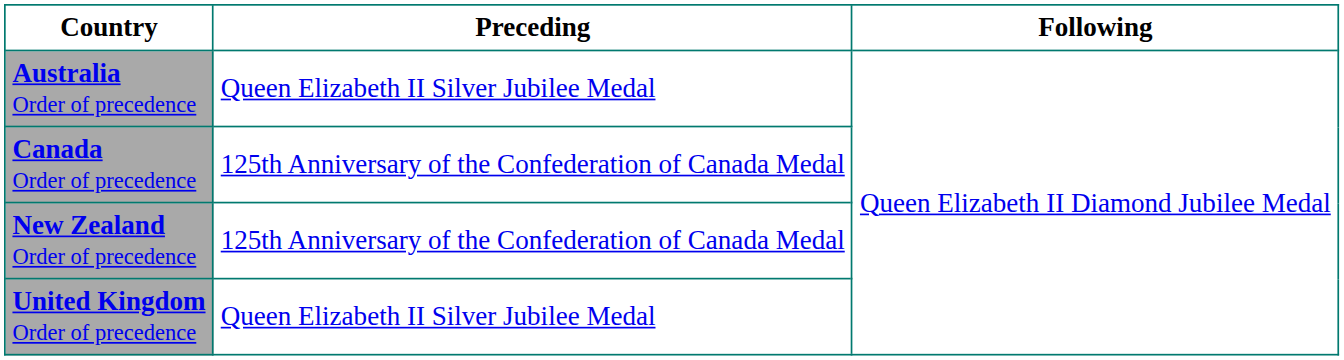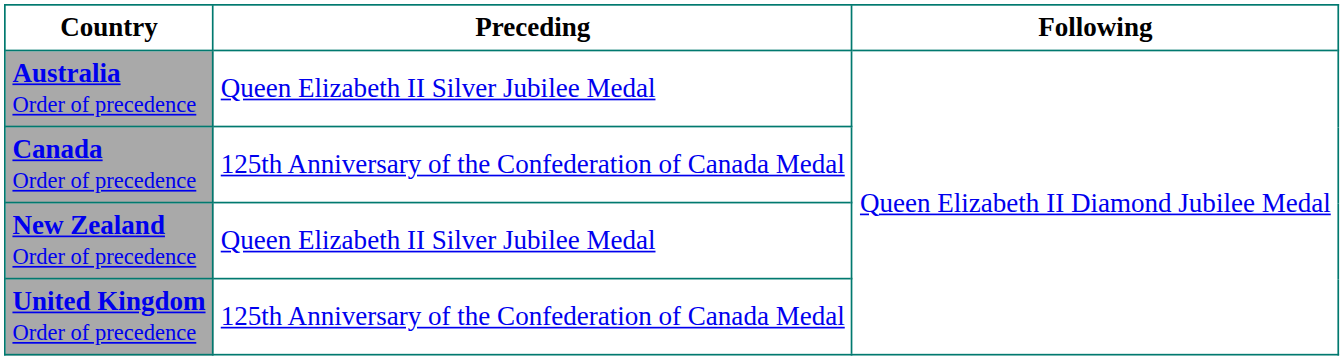(533, 240) 125th Anniversary of the Confederation of Canada Medal -> (438, 240) Queen Elizabeth II Silver Jubilee Medal
(438, 316) Queen Elizabeth II Silver Jubilee Medal -> (533, 316) 125th Anniversary of the Confederation of Canada Medal
